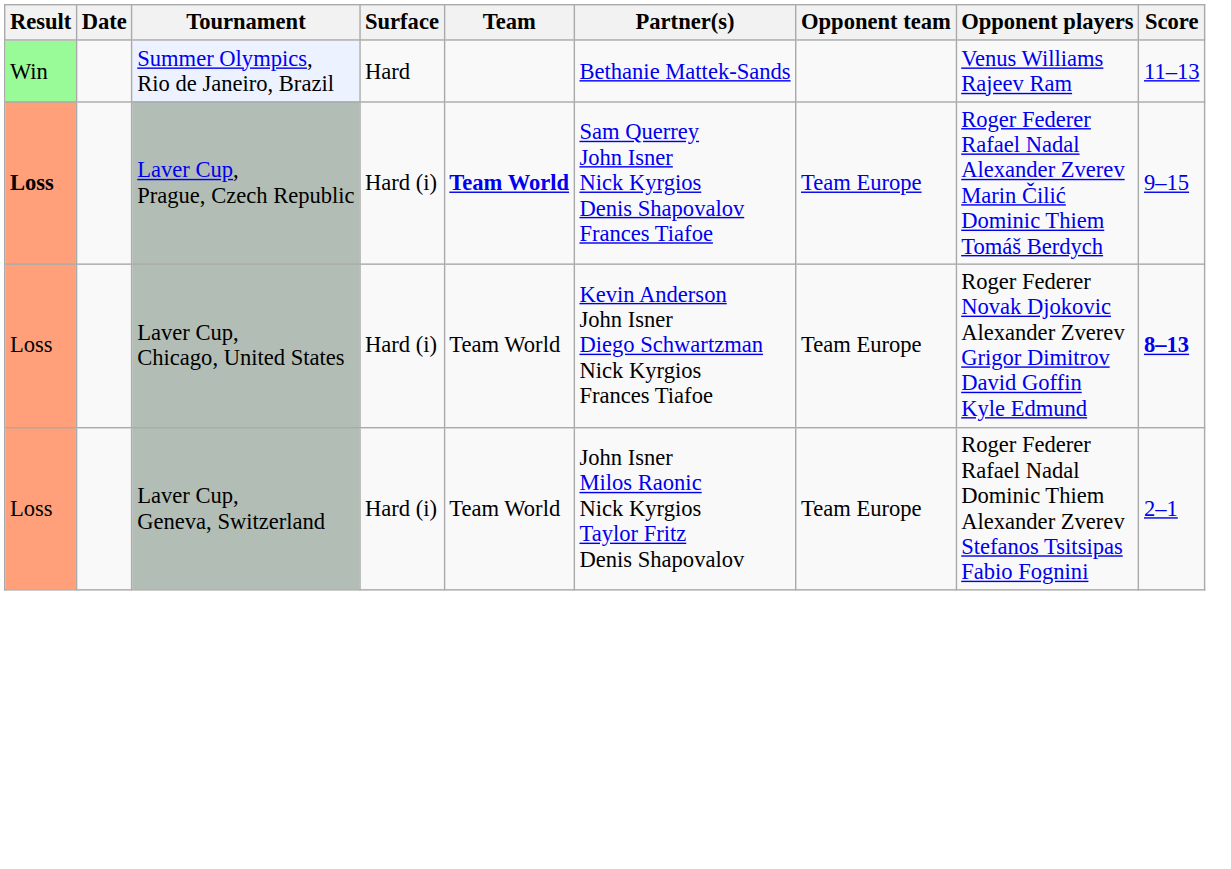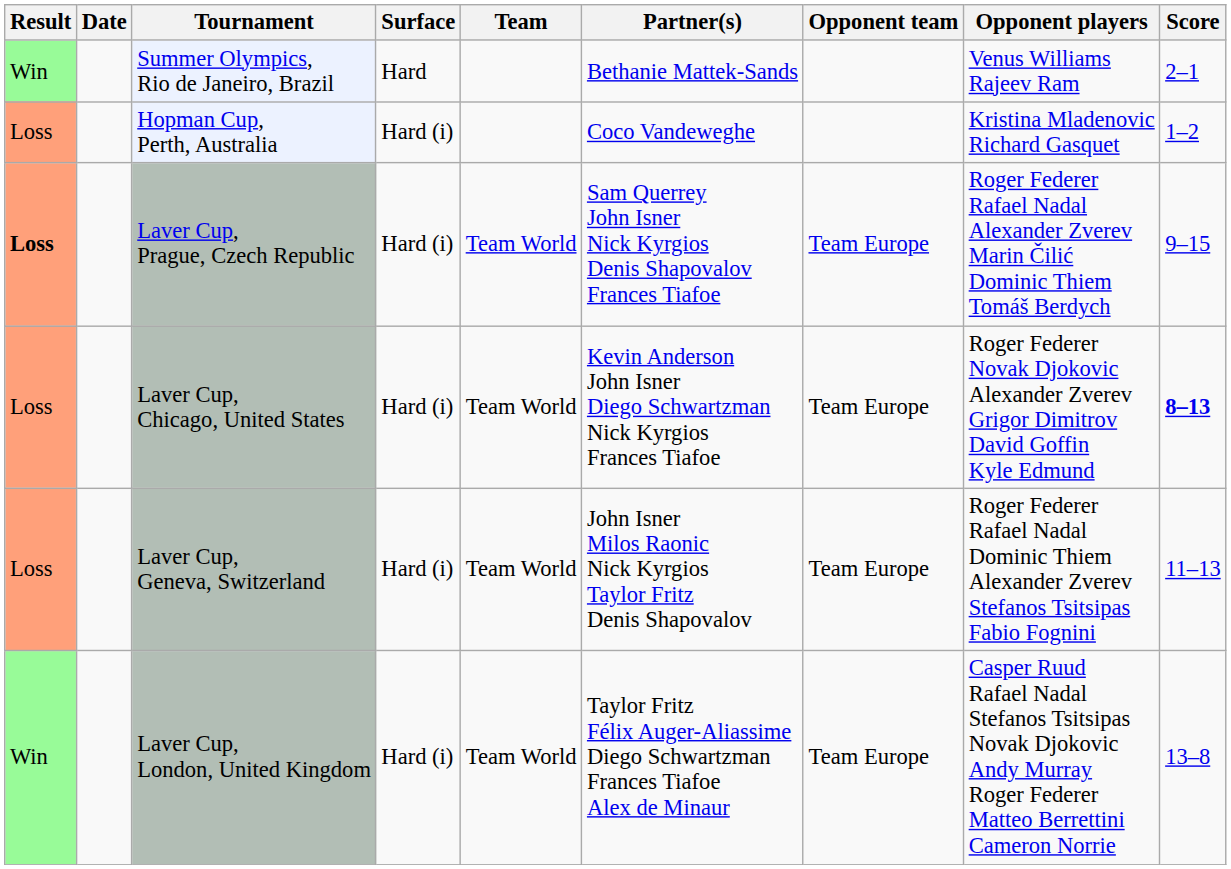(1172, 70) 11–13 -> (1182, 70) 2–1
+ row: (207, 132)
(509, 182) bold -> (521, 243) normal
(1161, 508) 2–1 -> (1193, 569) 11–13
+ row: (254, 757)
